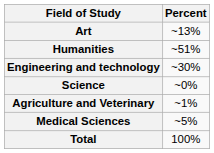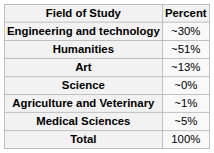rows swapped: (83, 67) <-> (83, 31)
